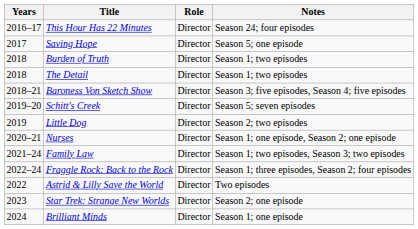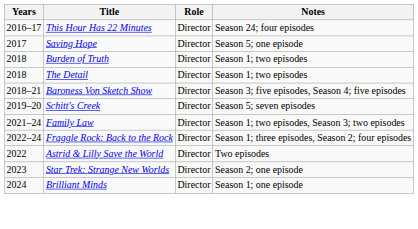- row: (66, 122)
- row: (60, 138)
